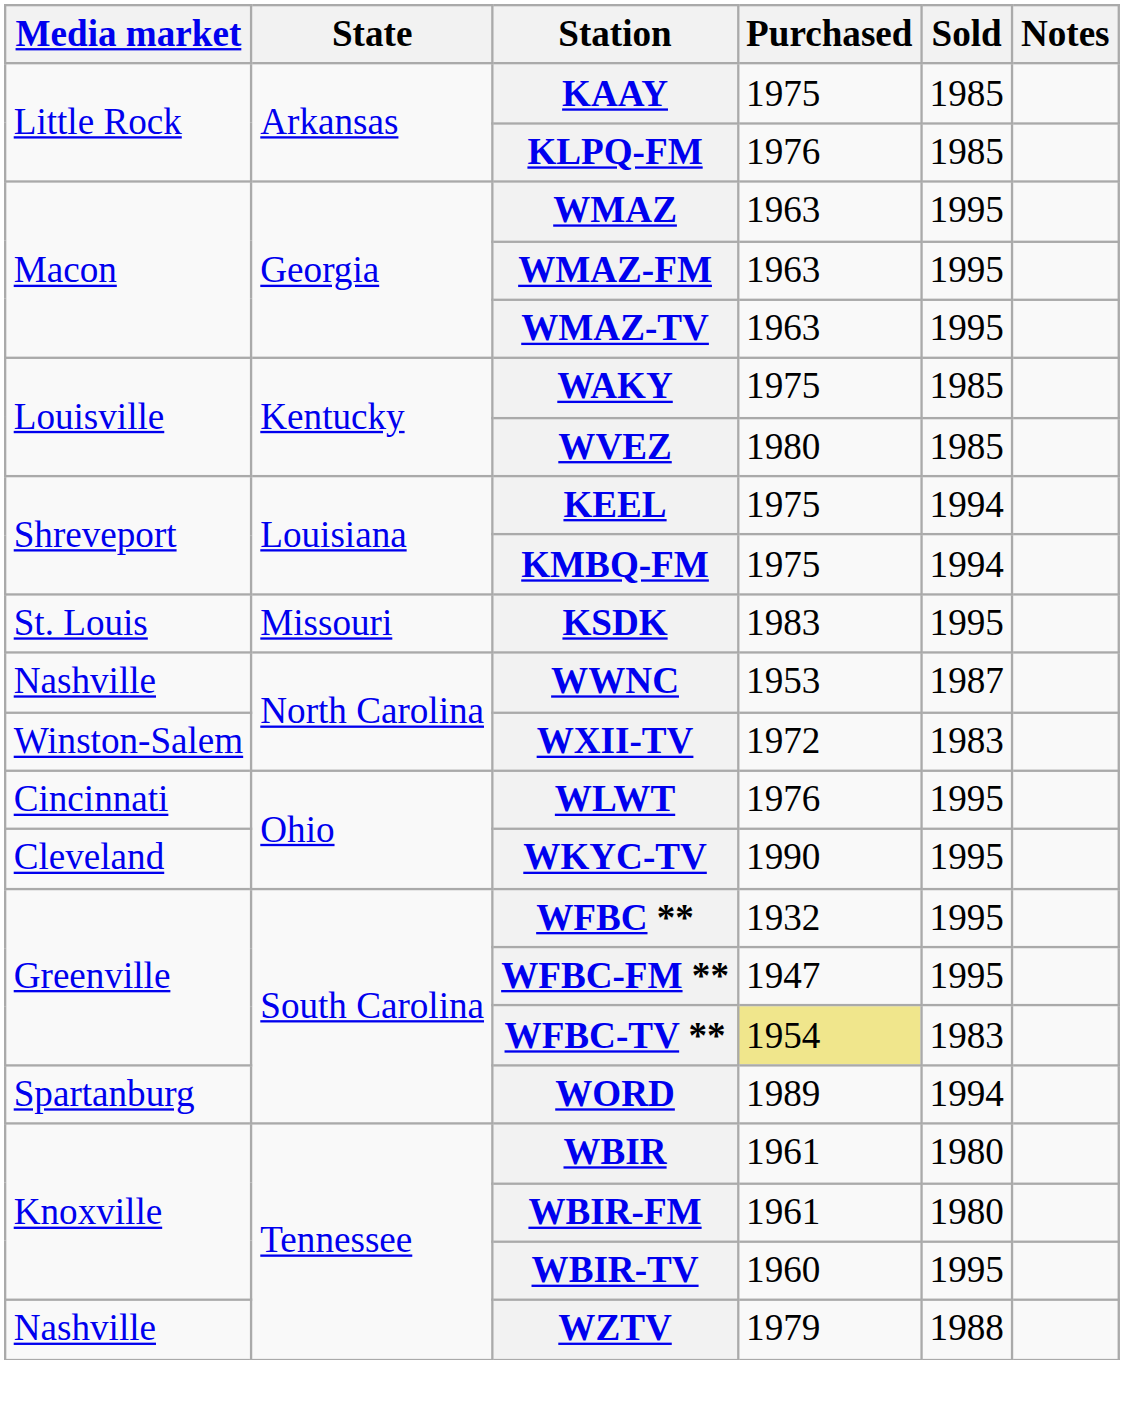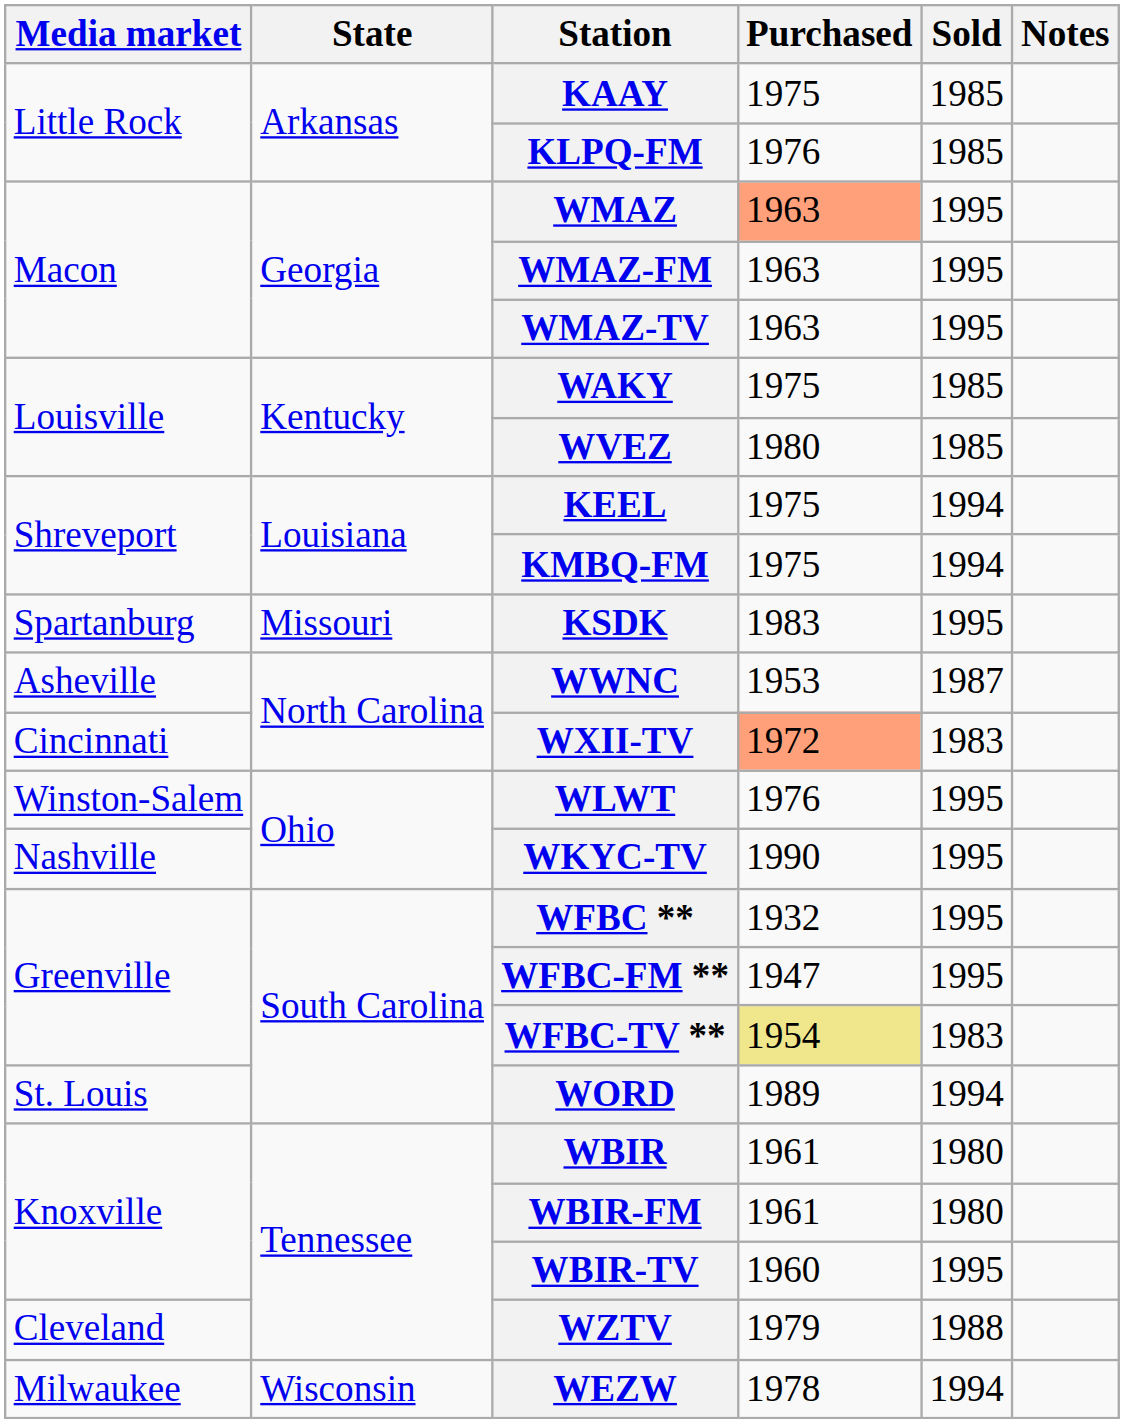(783, 210) no background -> (783, 210) lightsalmon background
(81, 622) St. Louis -> (104, 622) Spartanburg
(85, 681) Nashville -> (85, 681) Asheville
(128, 740) Winston-Salem -> (91, 740) Cincinnati
(783, 740) no background -> (783, 740) lightsalmon background
(91, 799) Cincinnati -> (128, 799) Winston-Salem
(89, 858) Cleveland -> (85, 858) Nashville
(104, 1093) Spartanburg -> (81, 1093) St. Louis
(85, 1329) Nashville -> (89, 1329) Cleveland
+ row: (615, 1387)
